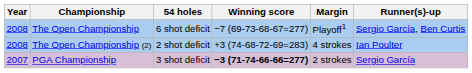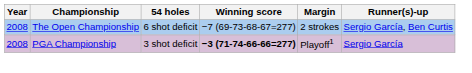(329, 28) Playoff1 -> (320, 27) 2 strokes
- row: (92, 45)
(17, 60) 2007 -> (17, 43) 2008
(332, 60) 2 strokes -> (317, 43) Playoff1
